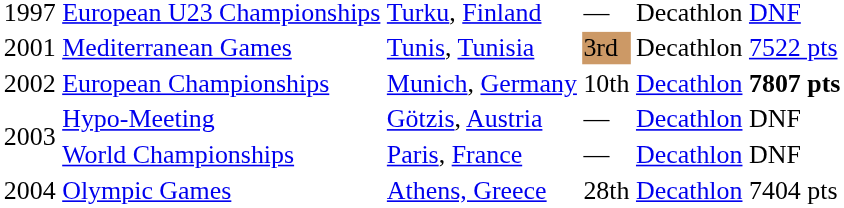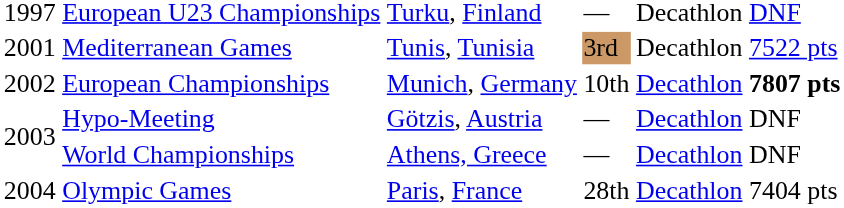(455, 154) Paris, France -> (467, 154) Athens, Greece
(467, 190) Athens, Greece -> (455, 190) Paris, France
